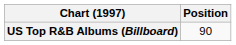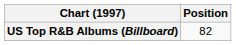(206, 31) 90 -> (206, 31) 82
